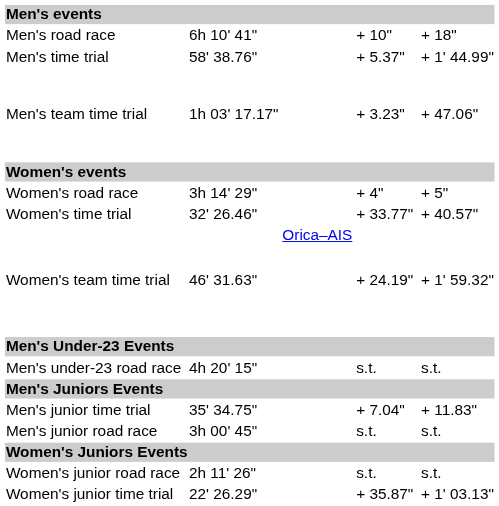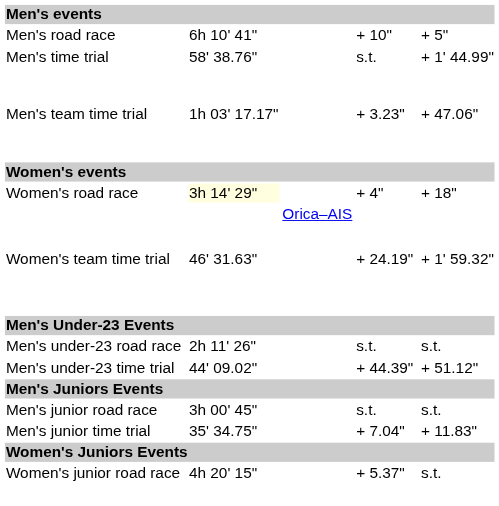(439, 35) + 18" -> (435, 35) + 5"
(380, 56) + 5.37" -> (366, 56) s.t.
(223, 193) no background -> (223, 193) lightyellow background
(435, 193) + 5" -> (439, 193) + 18"
- row: (69, 214)
(223, 367) 4h 20' 15" -> (222, 346) 2h 11' 26"
+ row: (90, 367)
rows swapped: (82, 431) <-> (78, 410)
(222, 473) 2h 11' 26" -> (223, 473) 4h 20' 15"
(366, 473) s.t. -> (380, 473) + 5.37"
- row: (90, 494)
